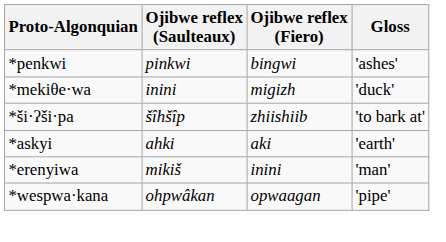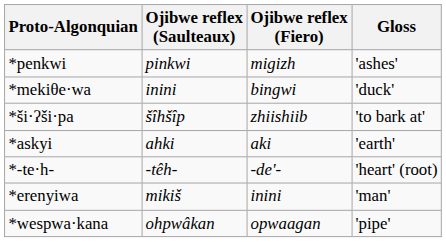(273, 63) bingwi -> (273, 63) migizh
(273, 90) migizh -> (273, 90) bingwi
+ row: (31, 169)
